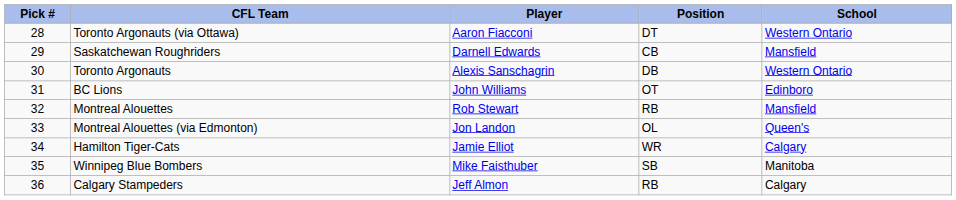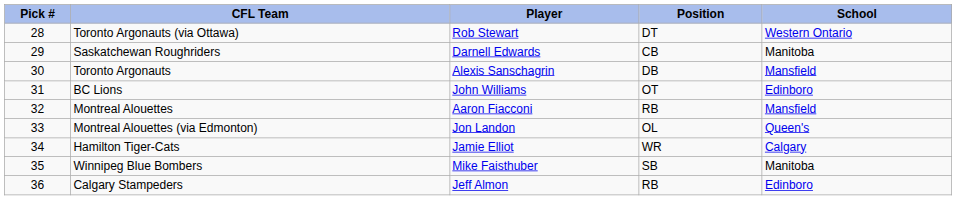(492, 33) Aaron Fiacconi -> (485, 33) Rob Stewart
(791, 52) Mansfield -> (790, 52) Manitoba
(808, 71) Western Ontario -> (791, 71) Mansfield
(485, 109) Rob Stewart -> (492, 109) Aaron Fiacconi
(786, 185) Calgary -> (789, 185) Edinboro
